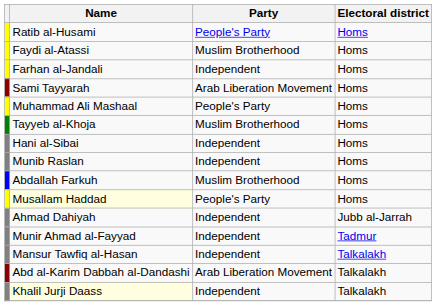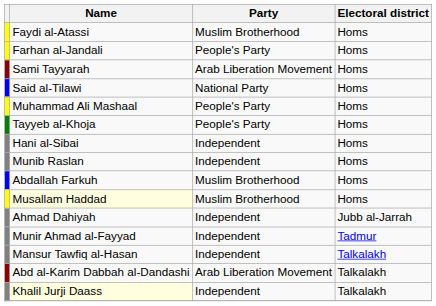- row: (54, 32)
(228, 69) Independent -> (233, 50) People's Party
+ row: (47, 87)
(247, 124) Muslim Brotherhood -> (233, 124) People's Party
(233, 198) People's Party -> (247, 198) Muslim Brotherhood
